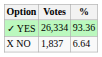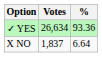(55, 28) 26,334 -> (55, 28) 26,634
